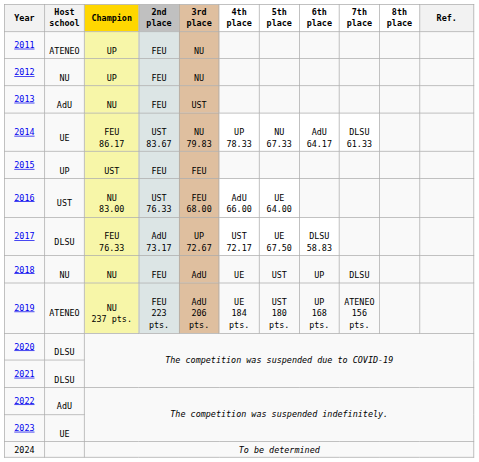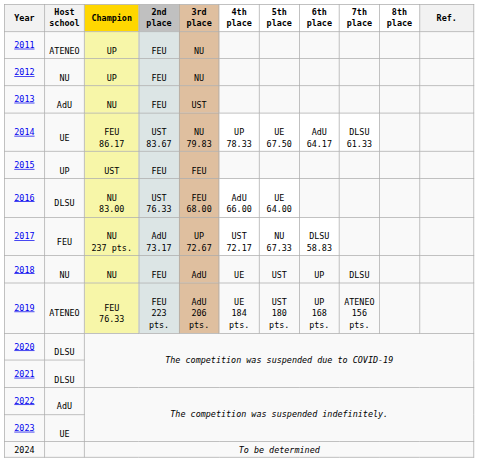(279, 138) NU 67.33 -> (279, 138) UE 67.50
(64, 203) UST -> (64, 203) DLSU
(64, 242) DLSU -> (64, 242) FEU
(112, 242) FEU 76.33 -> (112, 242) NU 237 pts.
(279, 242) UE 67.50 -> (279, 242) NU 67.33
(112, 313) NU 237 pts. -> (112, 313) FEU 76.33
